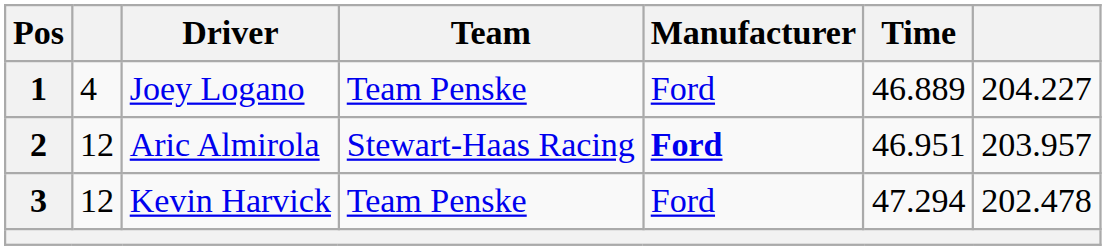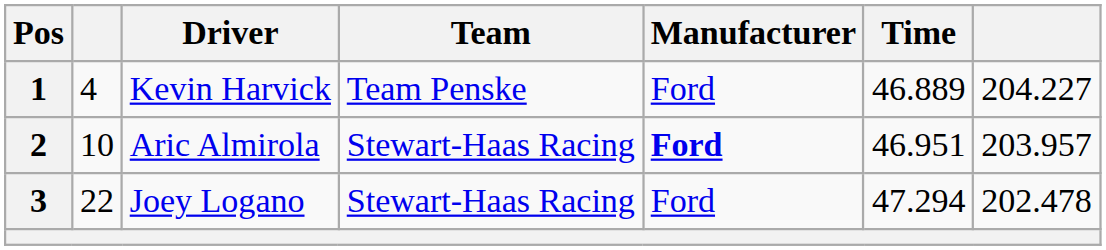(217, 88) Joey Logano -> (230, 88) Kevin Harvick
(97, 145) 12 -> (97, 145) 10
(97, 201) 12 -> (97, 201) 22
(230, 201) Kevin Harvick -> (217, 201) Joey Logano
(437, 201) Team Penske -> (491, 201) Stewart-Haas Racing
